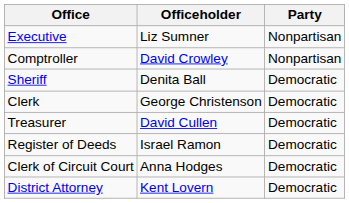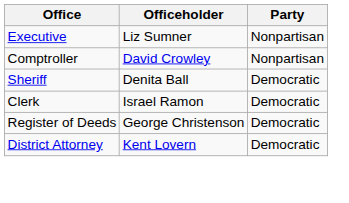(201, 101) George Christenson -> (163, 101) Israel Ramon
- row: (37, 123)
(180, 144) Israel Ramon -> (184, 123) George Christenson
- row: (71, 166)
